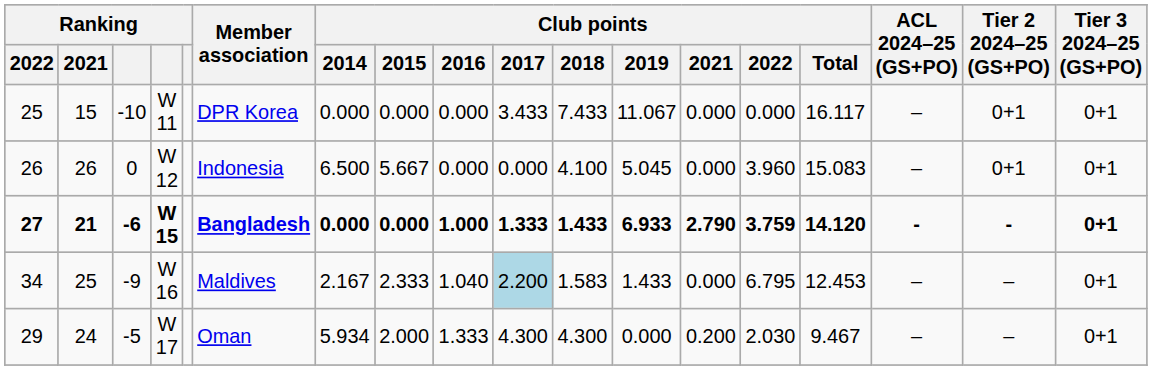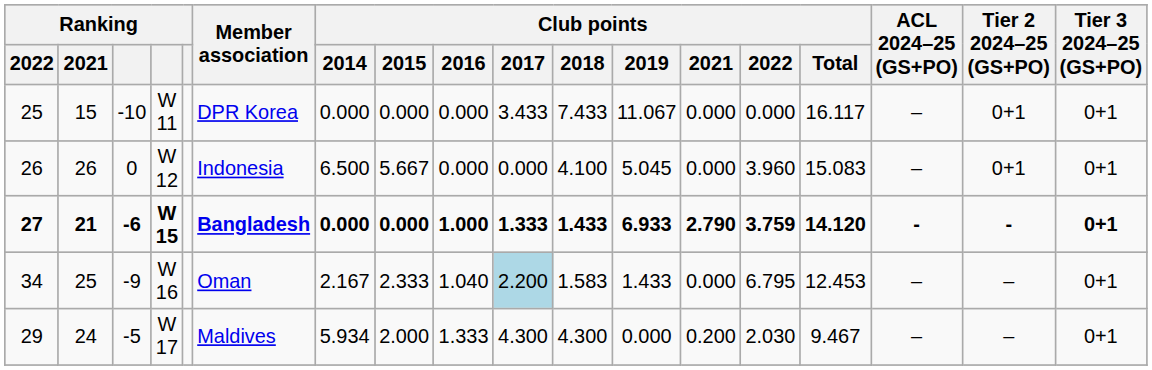(237, 280) Maldives -> (224, 280) Oman
(224, 336) Oman -> (237, 336) Maldives
